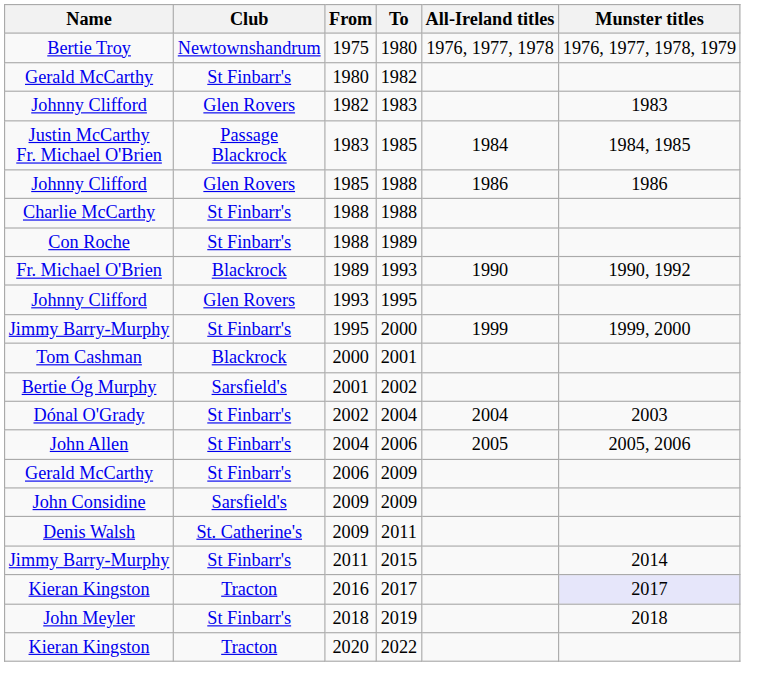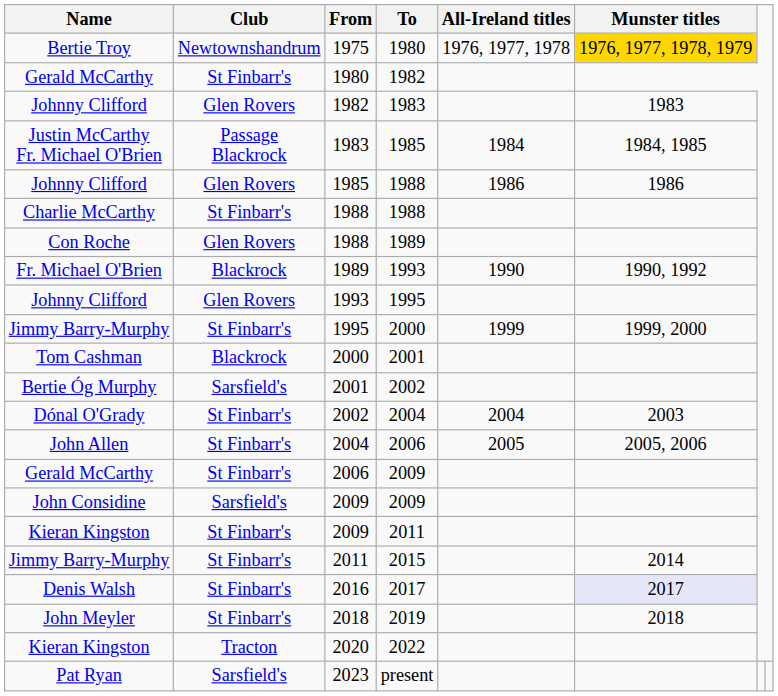(649, 47) no background -> (666, 47) gold background
(249, 241) St Finbarr's -> (249, 241) Glen Rovers
(89, 531) Denis Walsh -> (89, 531) Kieran Kingston
(249, 531) St. Catherine's -> (249, 531) St Finbarr's
(89, 589) Kieran Kingston -> (89, 589) Denis Walsh
(249, 589) Tracton -> (249, 589) St Finbarr's
+ row: (351, 675)
